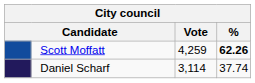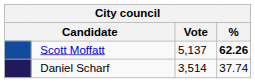(192, 50) 4,259 -> (192, 50) 5,137
(192, 68) 3,114 -> (192, 68) 3,514
